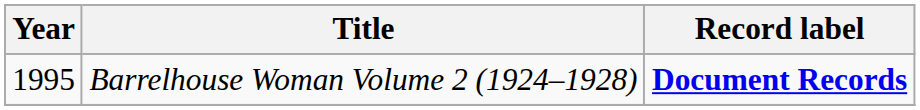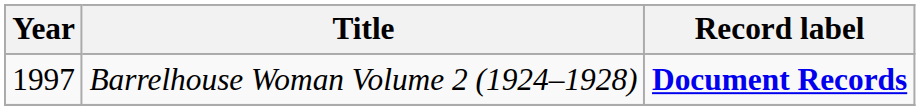(44, 79) 1995 -> (44, 79) 1997
